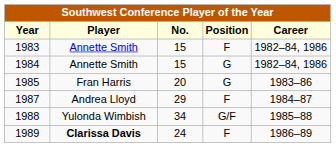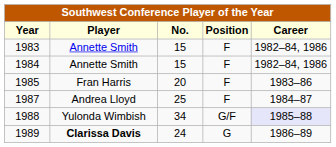(227, 64) G -> (227, 64) F
(227, 82) G -> (227, 82) F
(180, 99) 29 -> (180, 99) 25
(291, 116) no background -> (291, 116) lavender background
(227, 133) F -> (227, 133) G
